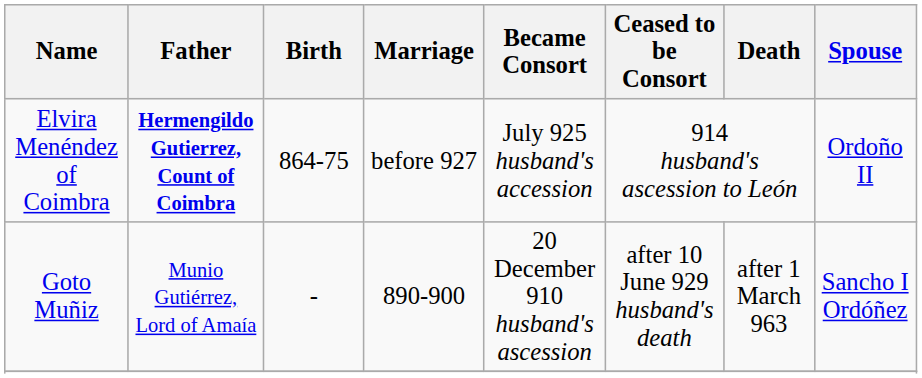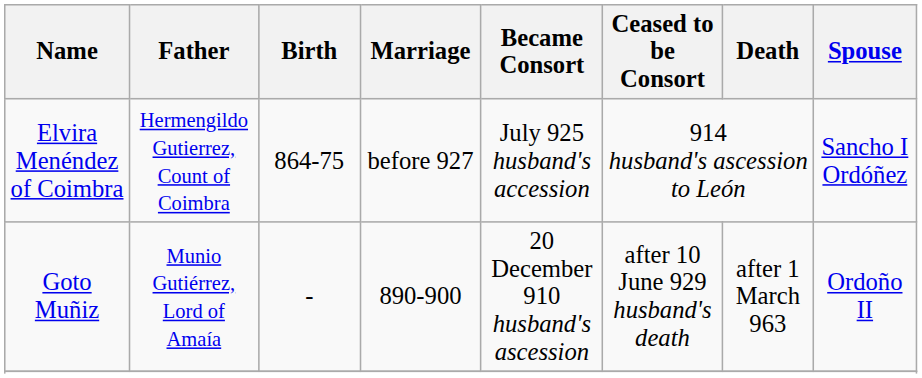(196, 160) bold -> (194, 161) normal
(865, 160) Ordoño II -> (865, 160) Sancho I Ordóñez
(865, 296) Sancho I Ordóñez -> (865, 296) Ordoño II
